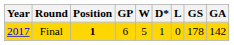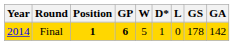(18, 31) 2017 -> (18, 31) 2014
(125, 31) normal -> (125, 31) bold
